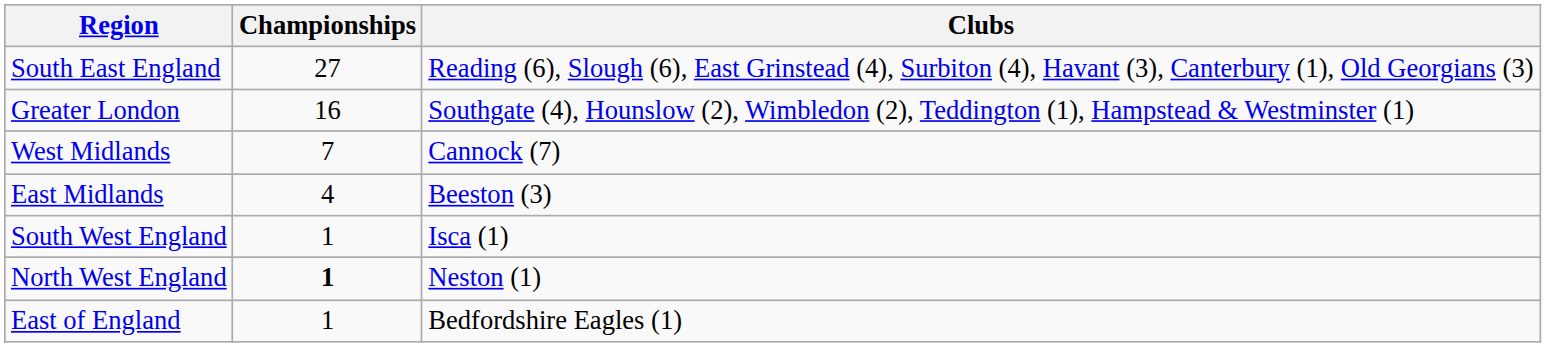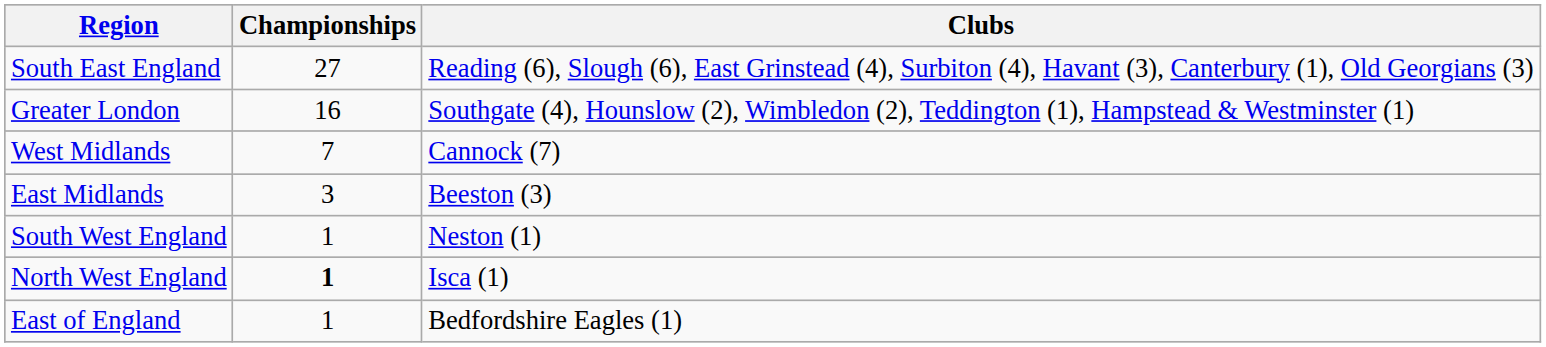(328, 194) 4 -> (328, 194) 3
(469, 236) Isca (1) -> (485, 236) Neston (1)
(485, 278) Neston (1) -> (469, 278) Isca (1)
